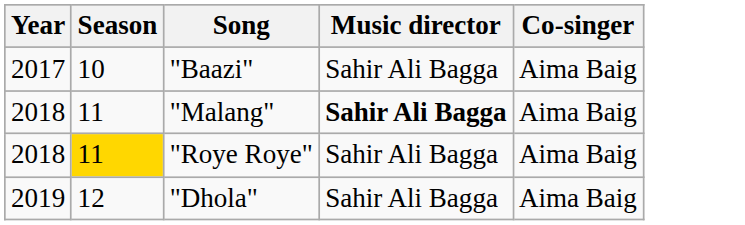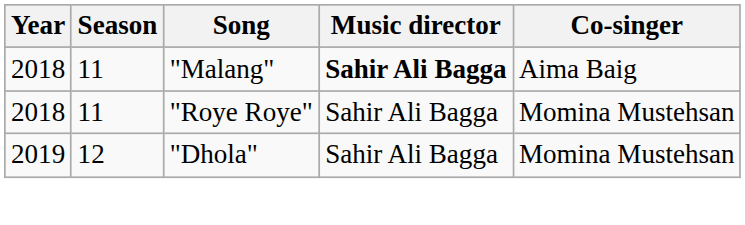- row: (212, 68)
(91, 154) gold background -> (91, 111) no background
(578, 154) Aima Baig -> (627, 111) Momina Mustehsan
(578, 197) Aima Baig -> (627, 154) Momina Mustehsan
